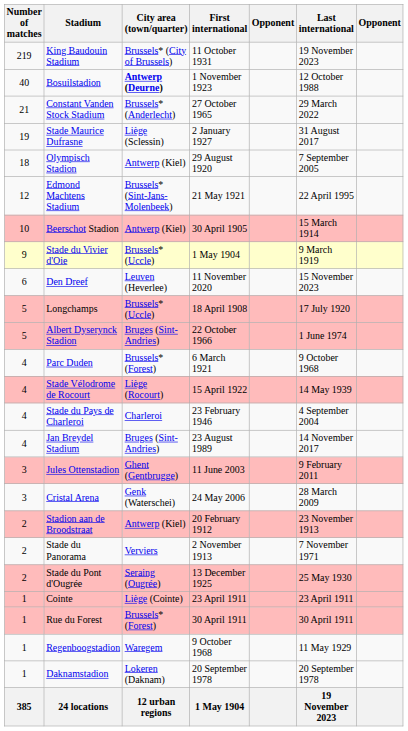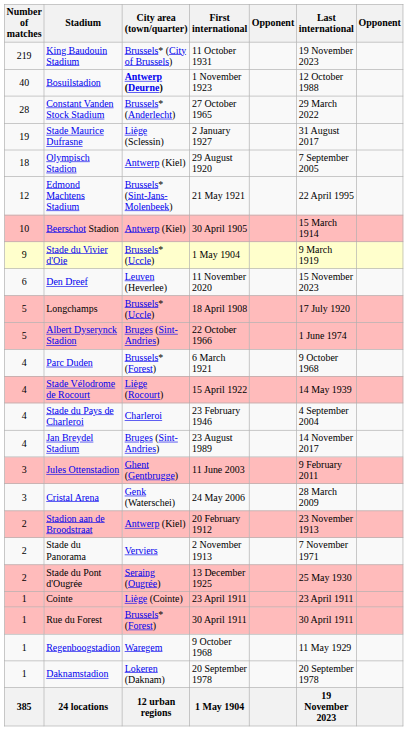(24, 109) 21 -> (24, 109) 28
